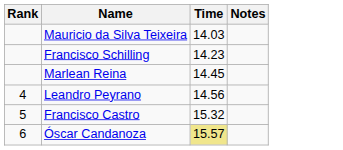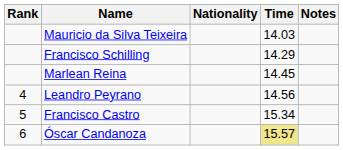+ column: (225, 14)
(209, 54) 14.23 -> (279, 54) 14.29
(209, 114) 15.32 -> (279, 114) 15.34
